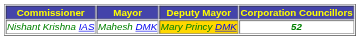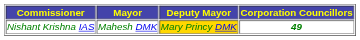(297, 27) 52 -> (297, 27) 49
